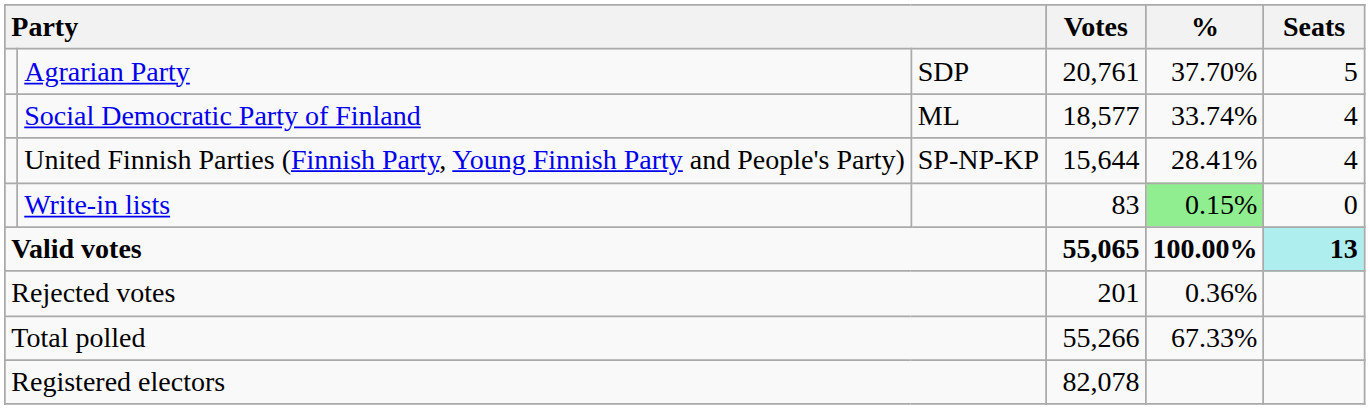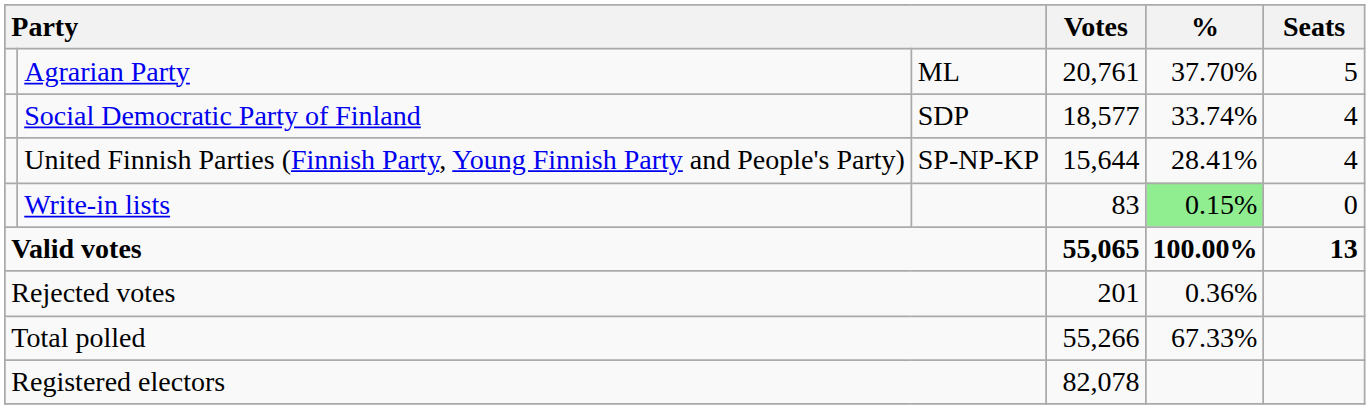(943, 71) SDP -> (939, 71) ML
(939, 115) ML -> (943, 115) SDP
(1344, 248) paleturquoise background -> (1344, 248) no background
